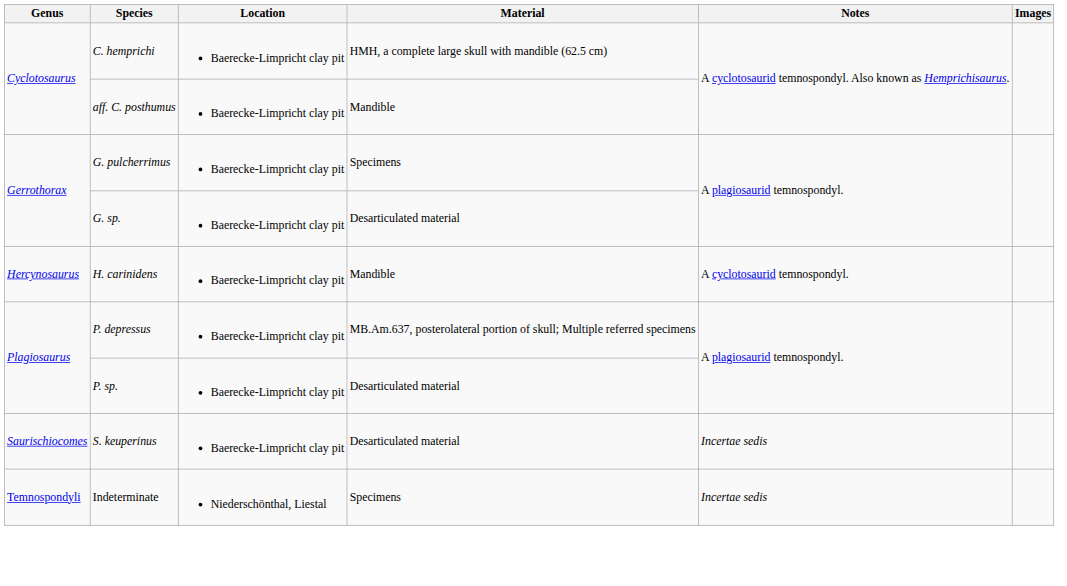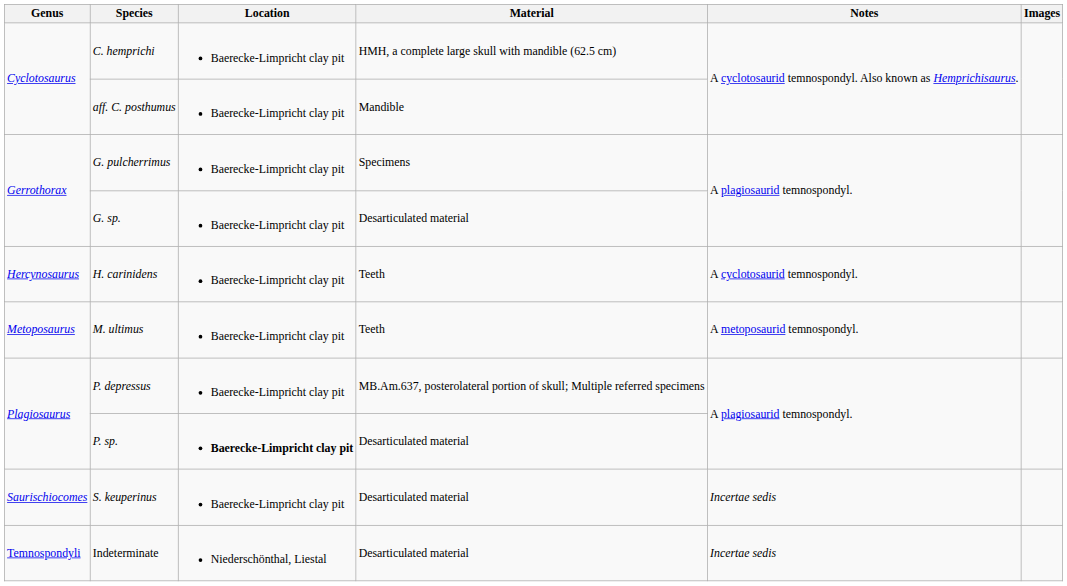(372, 274) Mandible -> (372, 274) Teeth
+ row: (118, 330)
(263, 392) normal -> (267, 448) bold
(375, 497) Specimens -> (414, 553) Desarticulated material
